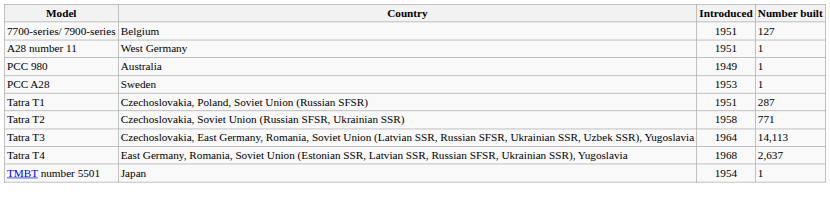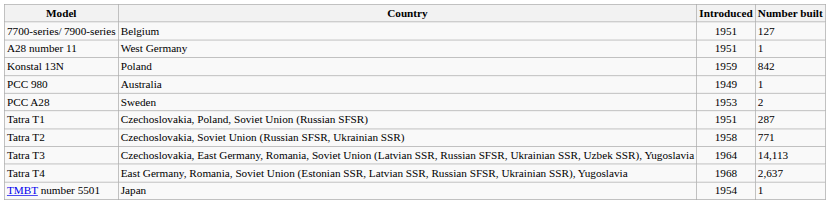+ row: (35, 66)
(761, 84) 1 -> (761, 102) 2
